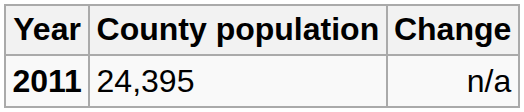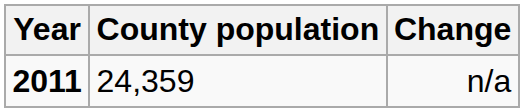(146, 80) 24,395 -> (146, 80) 24,359
